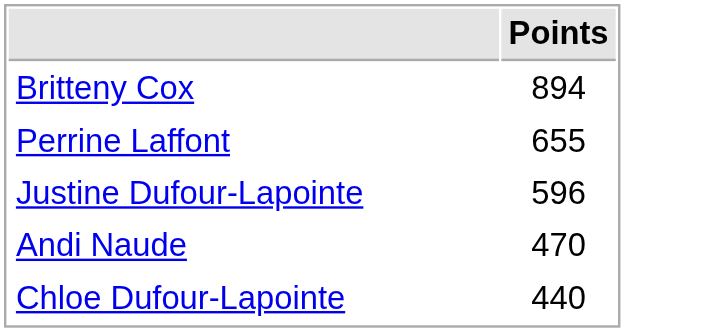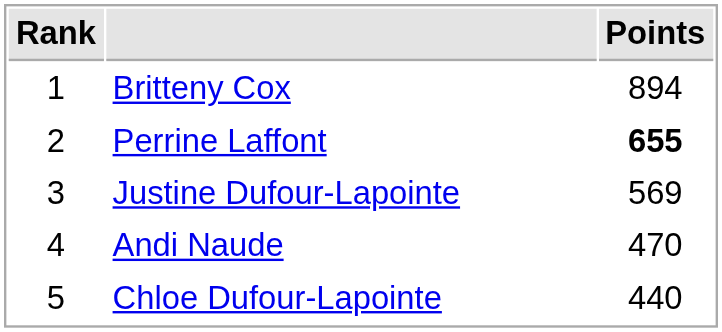+ column: (56, 34)
(559, 141) normal -> (655, 141) bold
(559, 193) 596 -> (655, 193) 569
